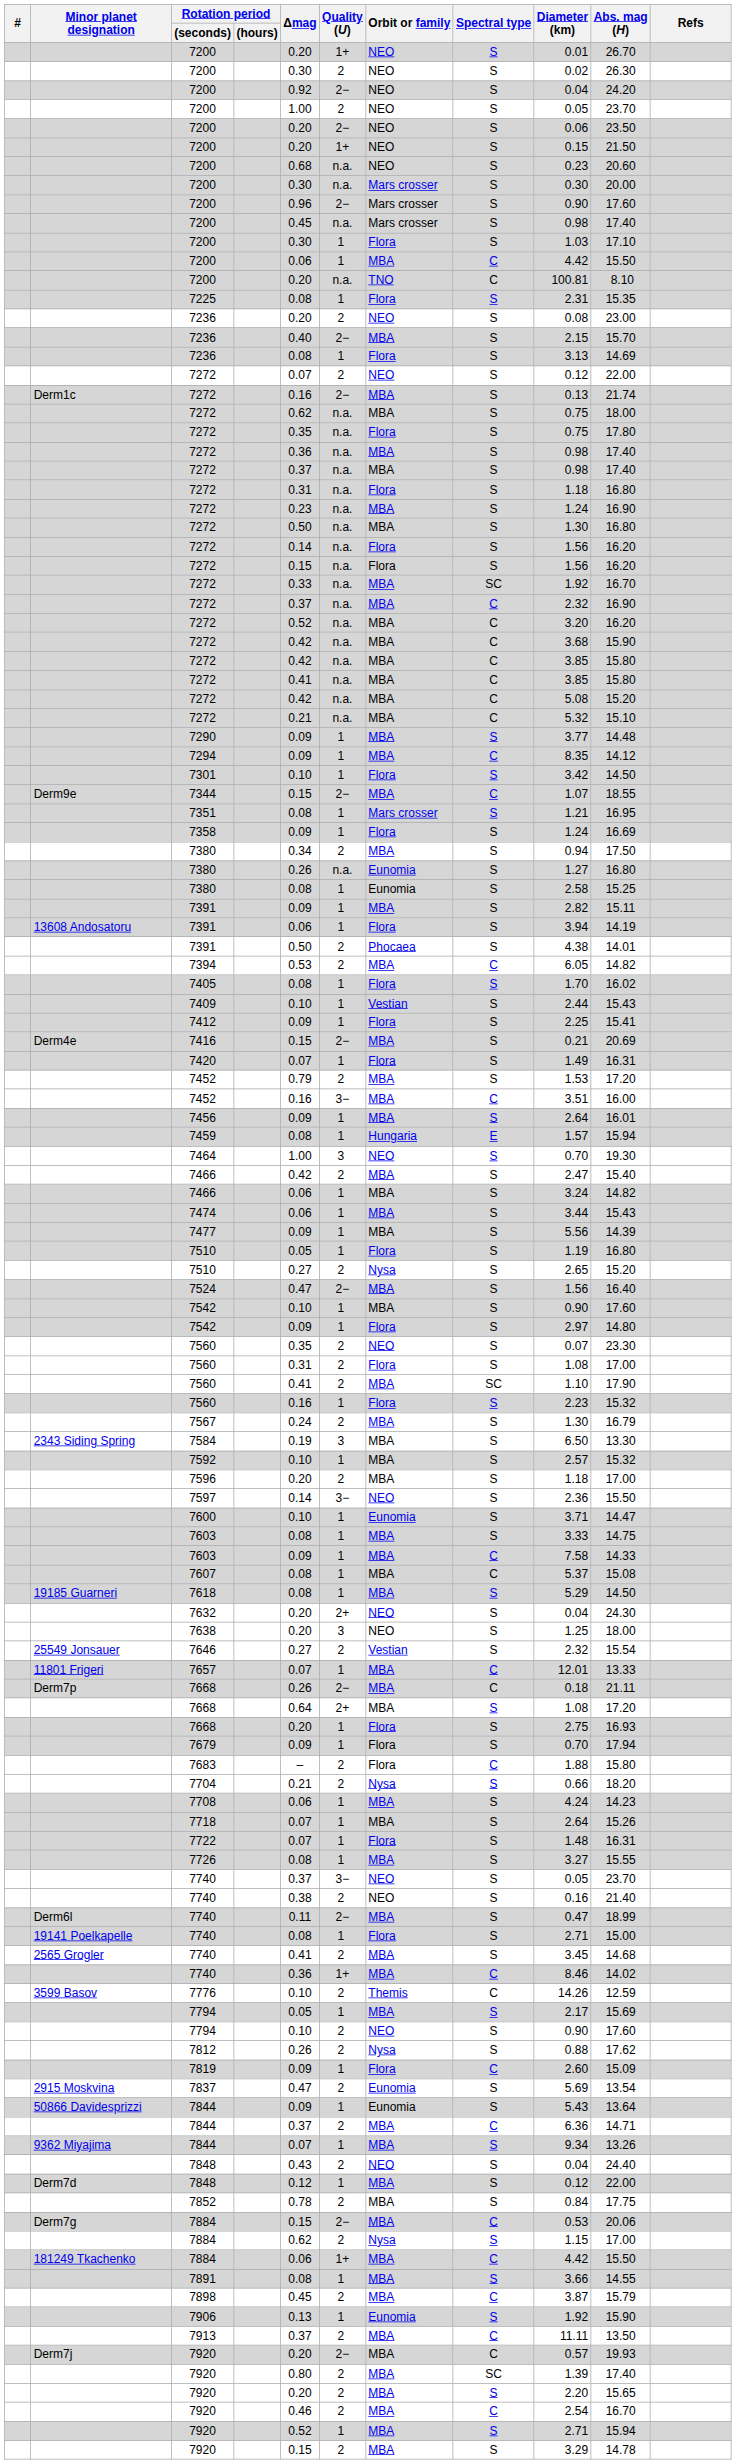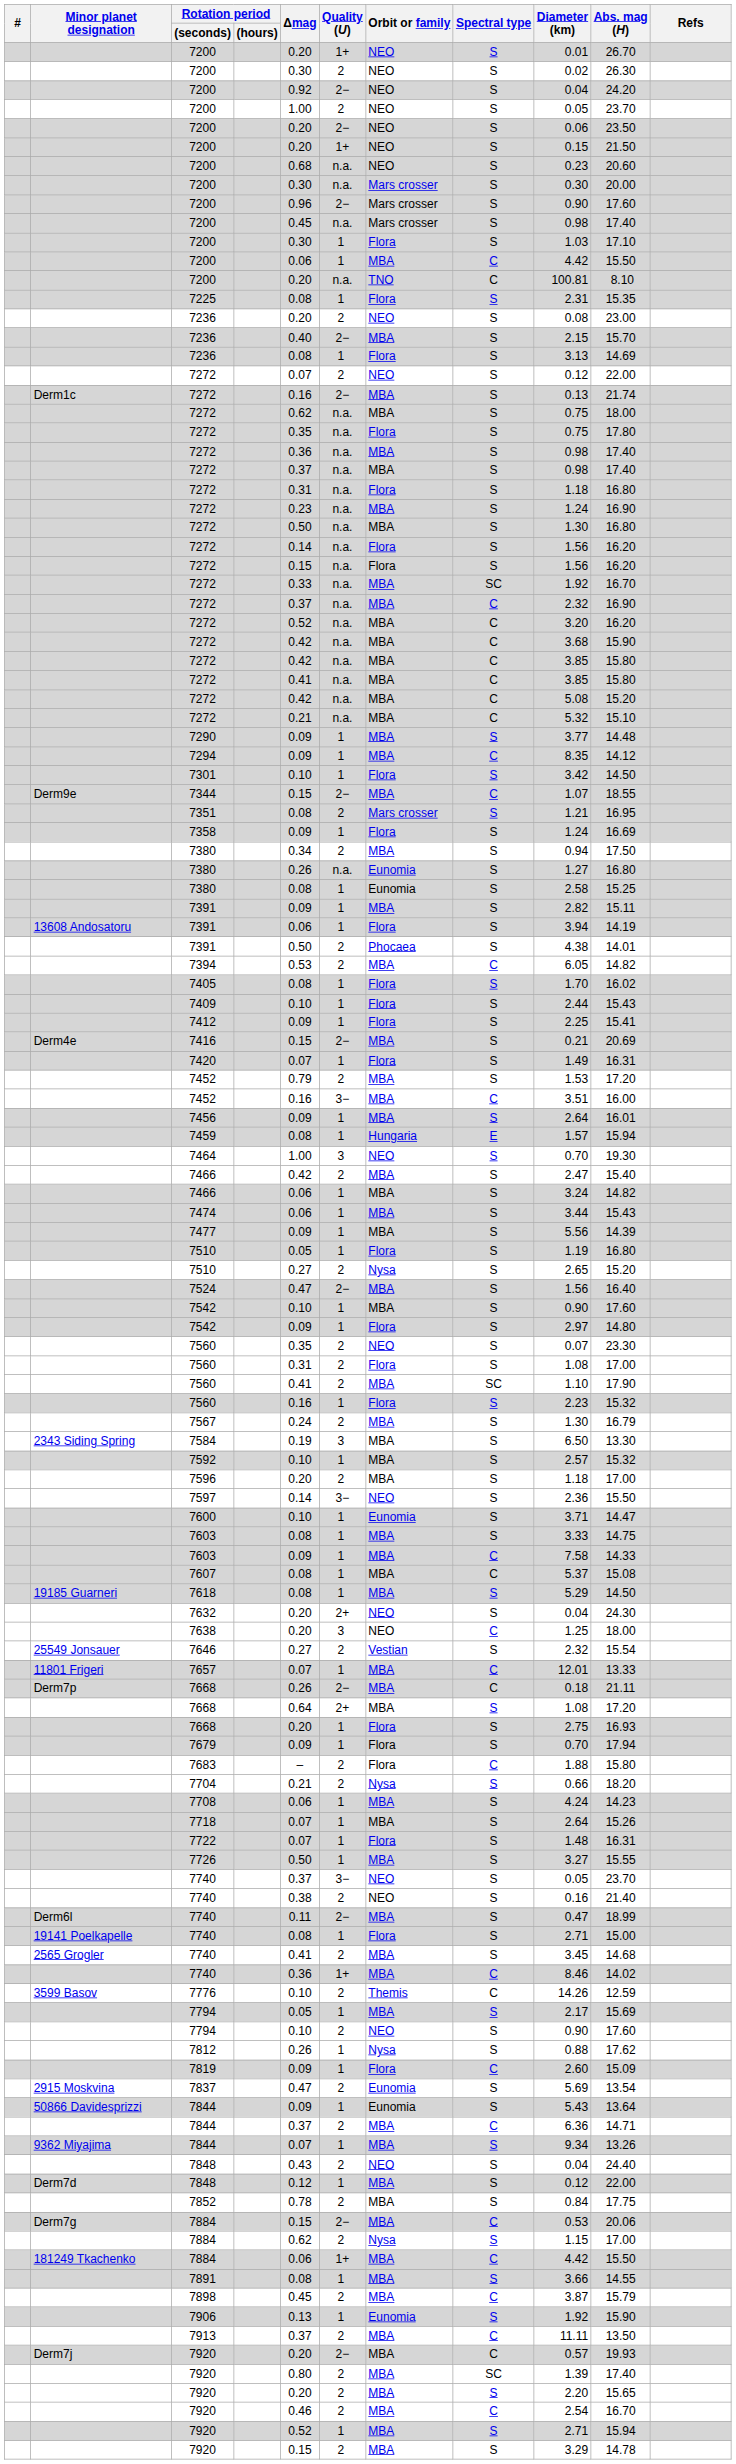(342, 813) 1 -> (342, 813) 2
(388, 1003) Vestian -> (382, 1003) Flora
(494, 1631) S -> (494, 1631) C
(300, 1860) 0.08 -> (300, 1860) 0.50
(342, 2050) 2 -> (342, 2050) 1
